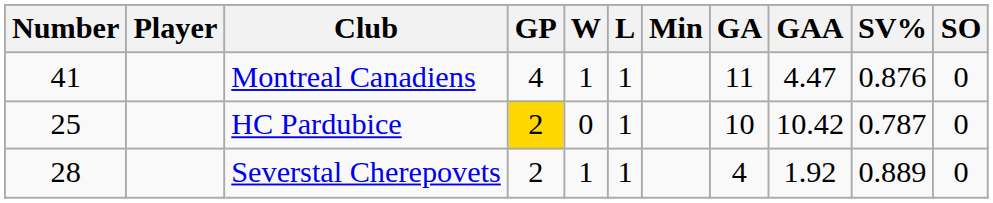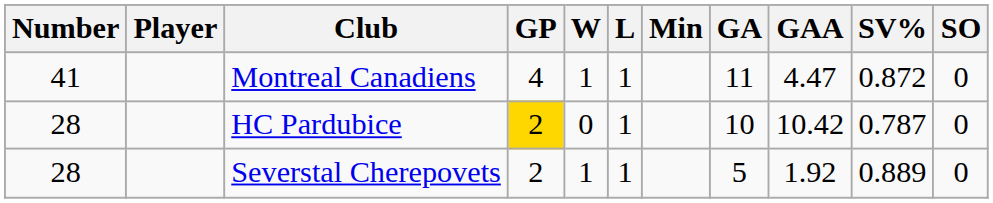(892, 76) 0.876 -> (892, 76) 0.872
(66, 124) 25 -> (66, 124) 28
(739, 172) 4 -> (739, 172) 5
